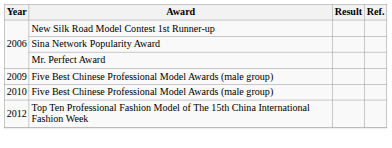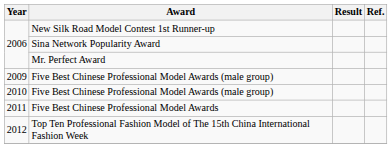+ row: (17, 108)
